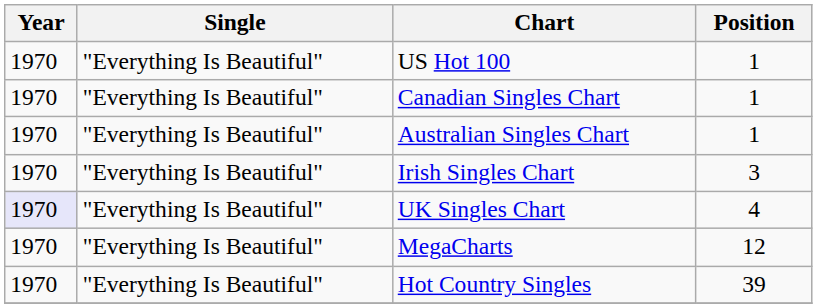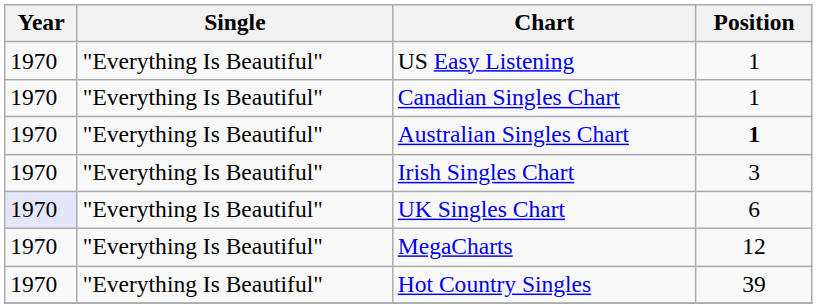- row: (454, 60)
+ row: (486, 60)
(754, 135) normal -> (754, 135) bold
(754, 209) 4 -> (754, 209) 6
